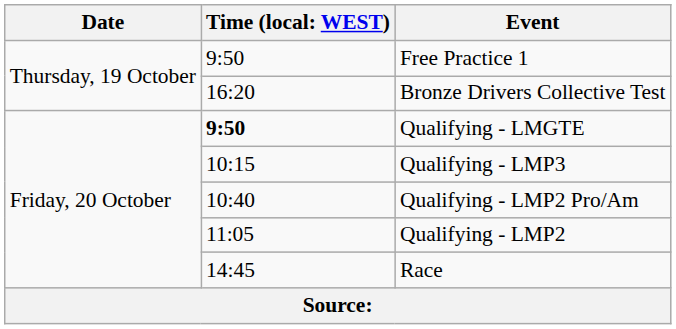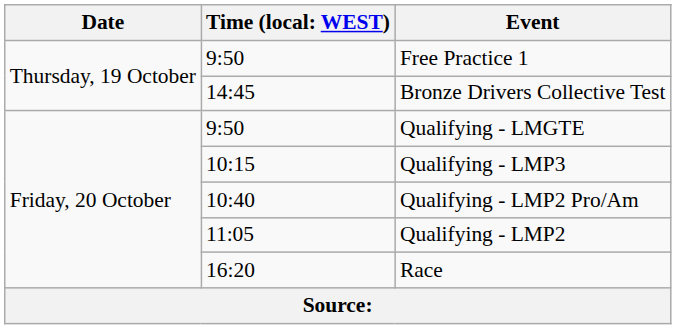(230, 93) 16:20 -> (230, 93) 14:45
(226, 128) bold -> (225, 128) normal
(230, 270) 14:45 -> (230, 270) 16:20
